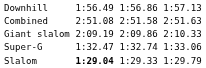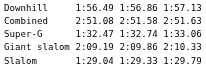rows swapped: (23, 47) <-> (37, 34)
(95, 61) bold -> (95, 61) normal
